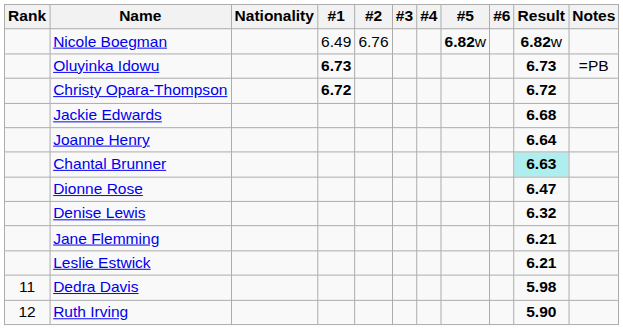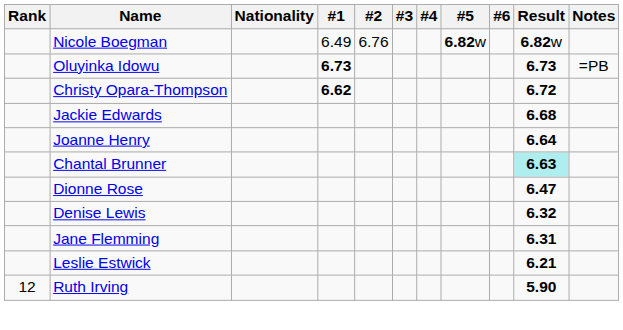(336, 90) 6.72 -> (336, 90) 6.62
(541, 238) 6.21 -> (541, 238) 6.31
- row: (96, 287)
